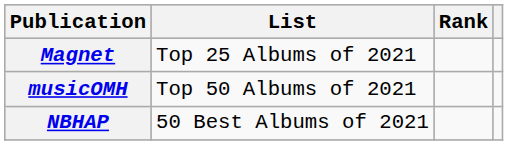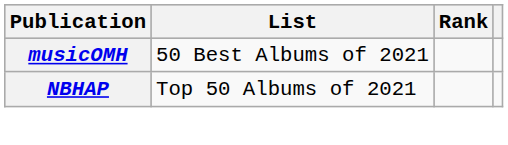- row: (78, 55)
(286, 89) Top 50 Albums of 2021 -> (292, 55) 50 Best Albums of 2021
(292, 123) 50 Best Albums of 2021 -> (286, 89) Top 50 Albums of 2021
